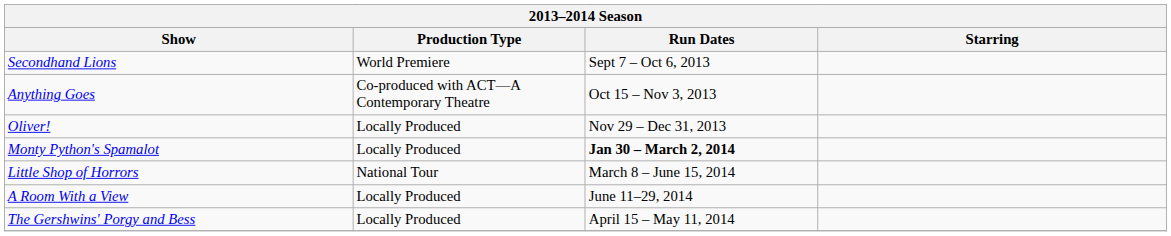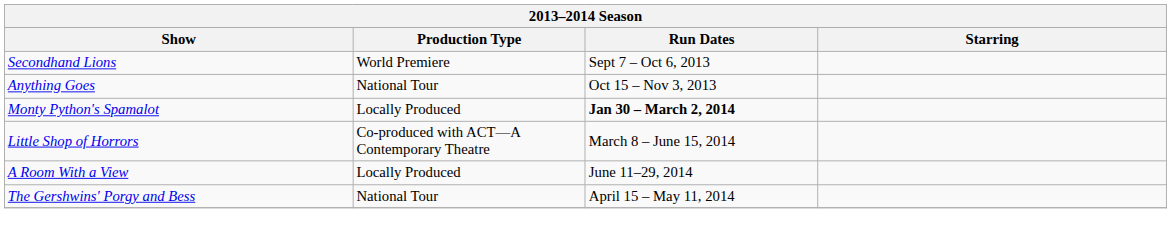(439, 94) Co-produced with ACT—A Contemporary Theatre -> (397, 86) National Tour
- row: (29, 126)
(397, 172) National Tour -> (439, 141) Co-produced with ACT—A Contemporary Theatre
(409, 219) Locally Produced -> (397, 196) National Tour
